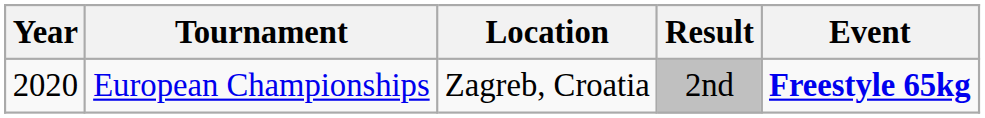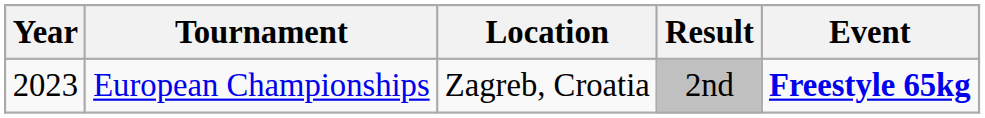(45, 85) 2020 -> (45, 85) 2023
